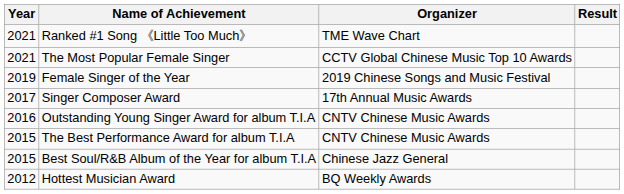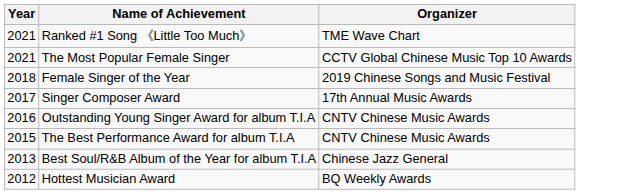- column: (597, 14)
(22, 77) 2019 -> (22, 77) 2018
(22, 159) 2015 -> (22, 159) 2013
